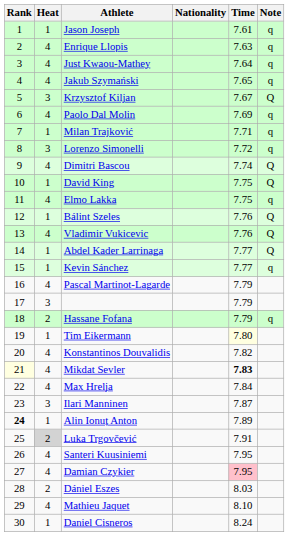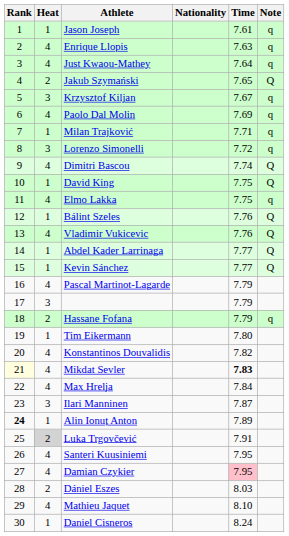(48, 81) 4 -> (48, 81) 2
(270, 81) q -> (270, 81) Q
(270, 98) Q -> (270, 98) q
(270, 268) q -> (270, 268) Q
(243, 336) lightyellow background -> (243, 336) no background
